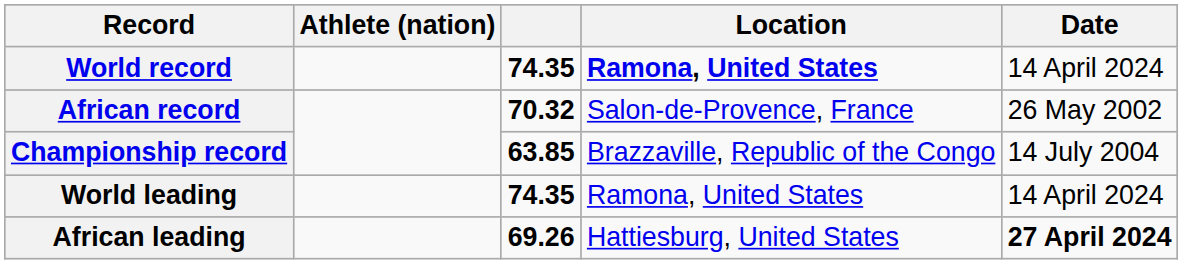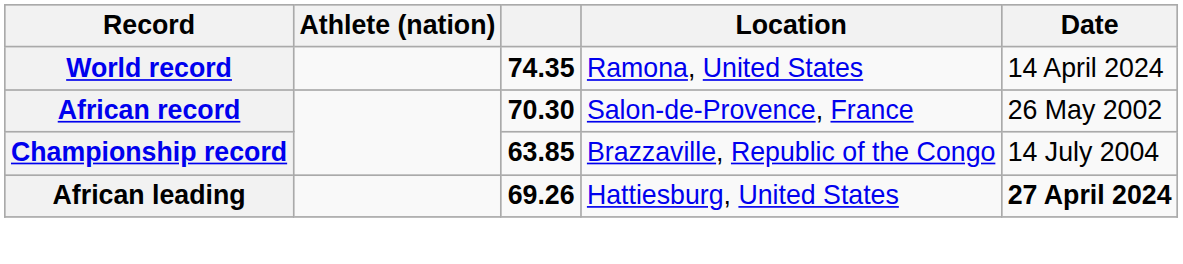(732, 68) bold -> (725, 68) normal
(541, 110) 70.32 -> (541, 110) 70.30
- row: (149, 195)
